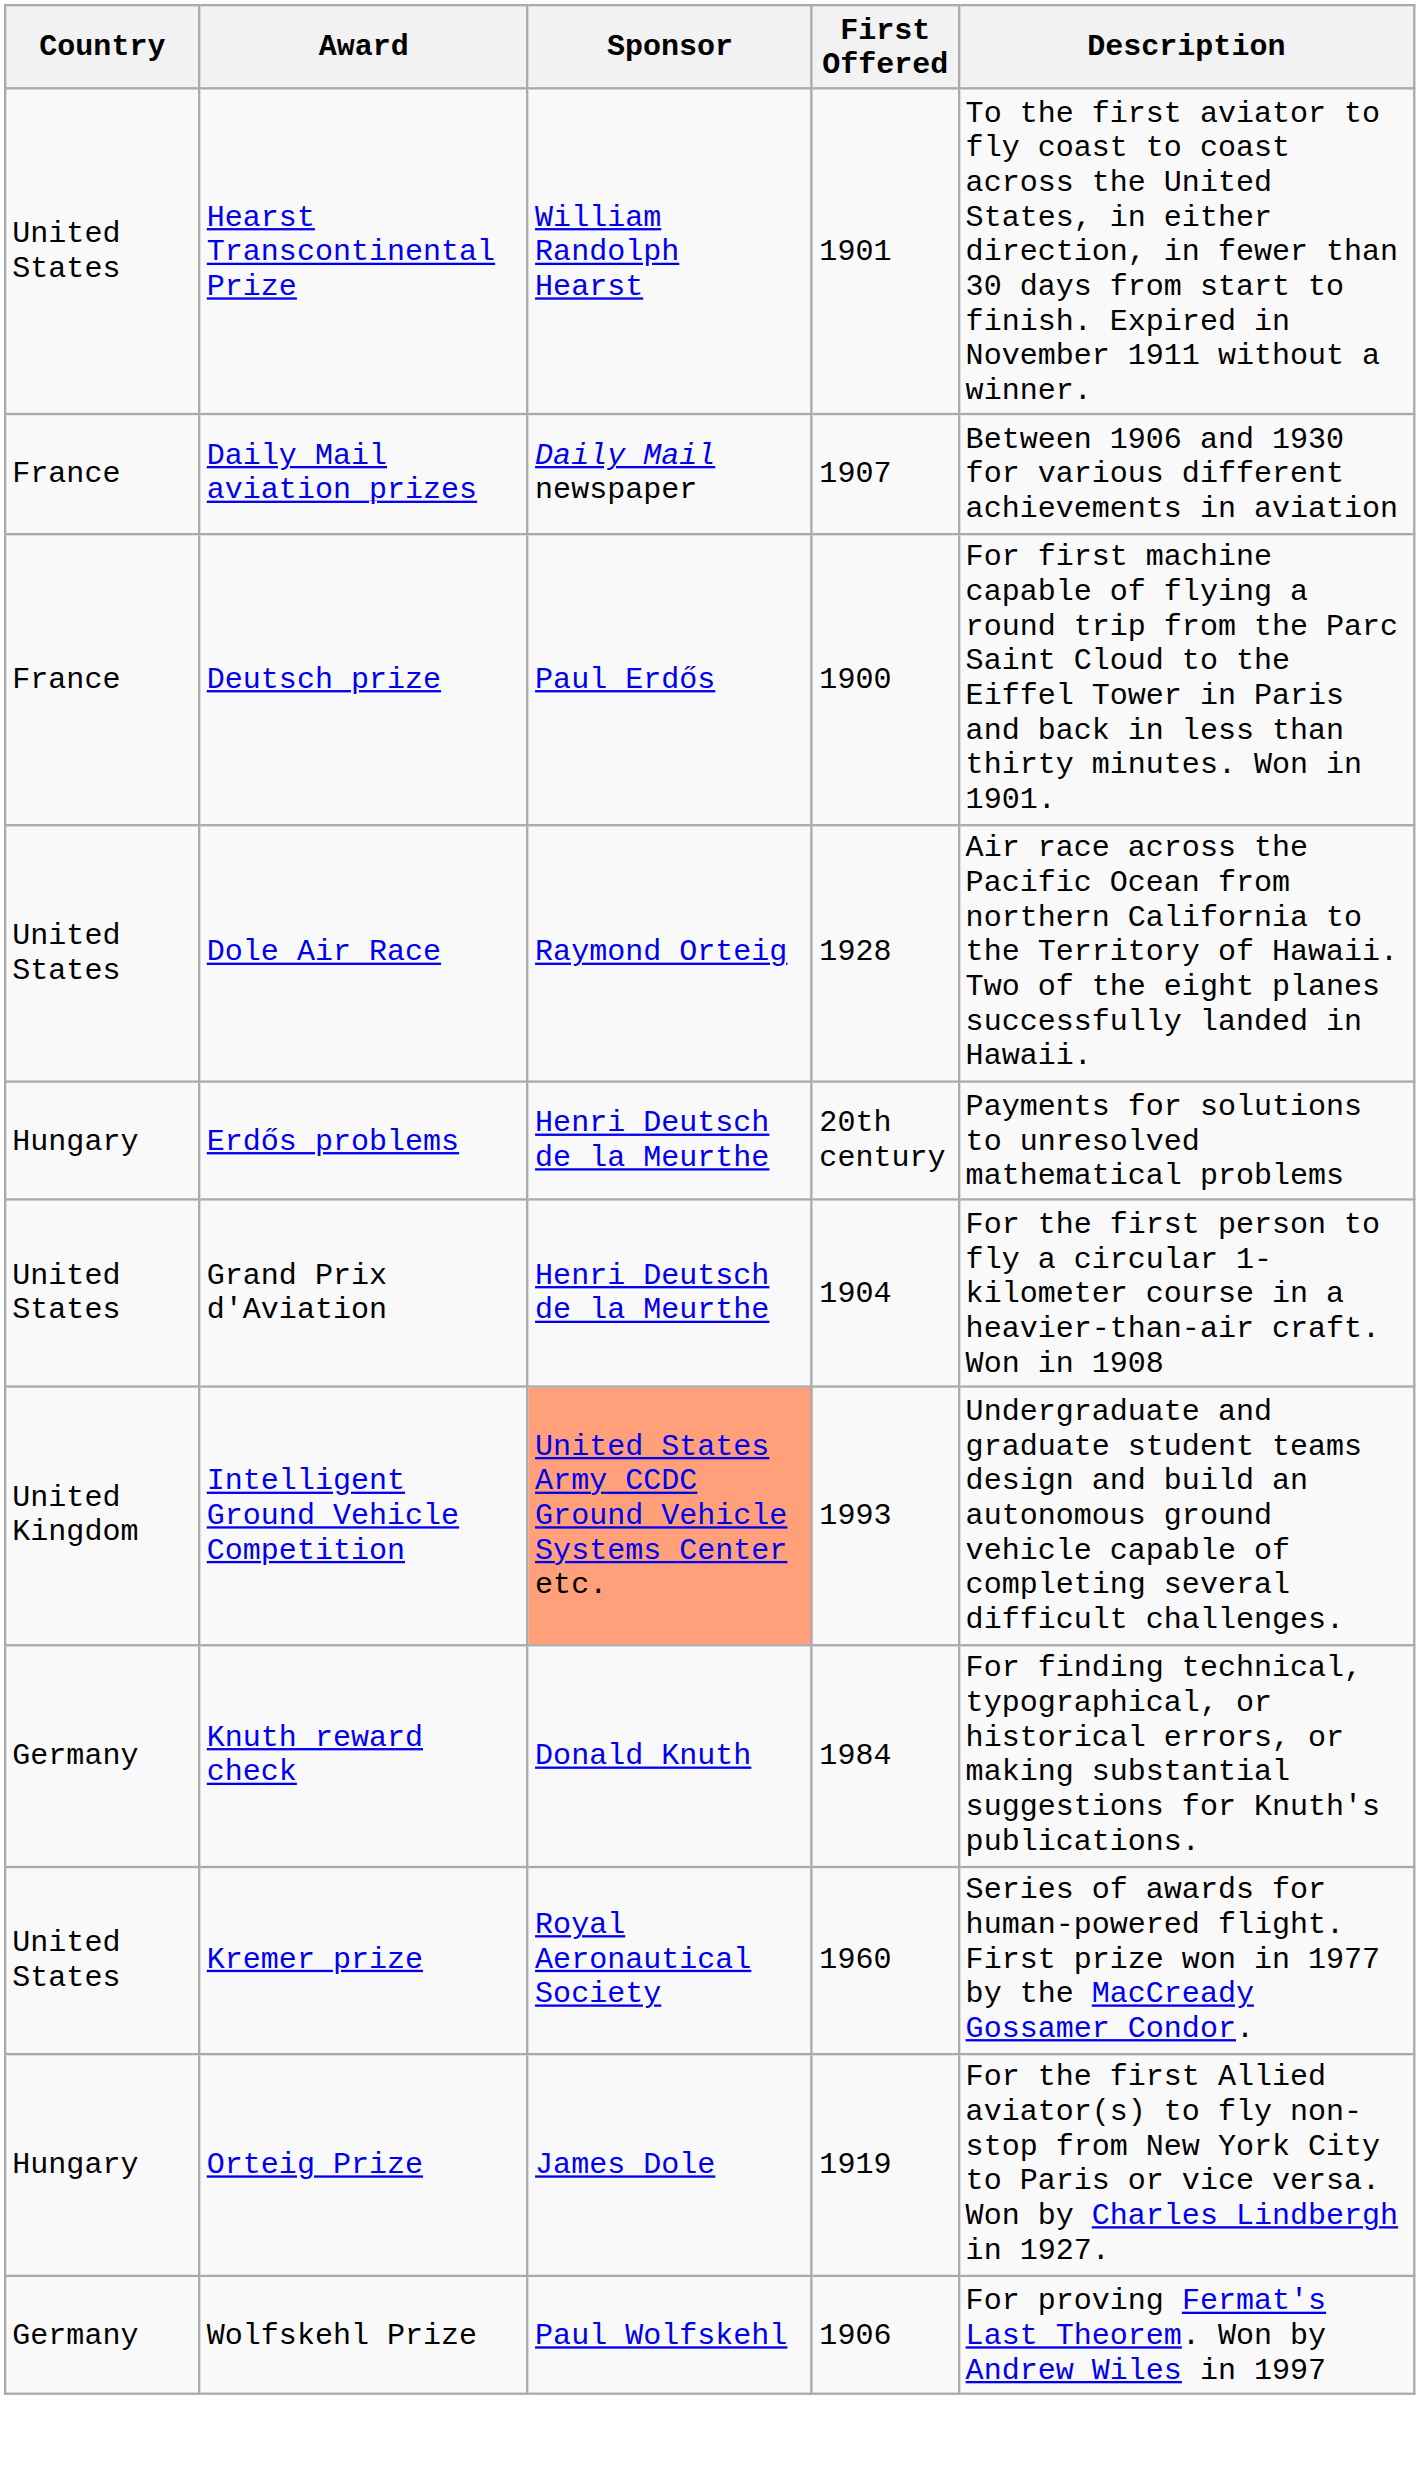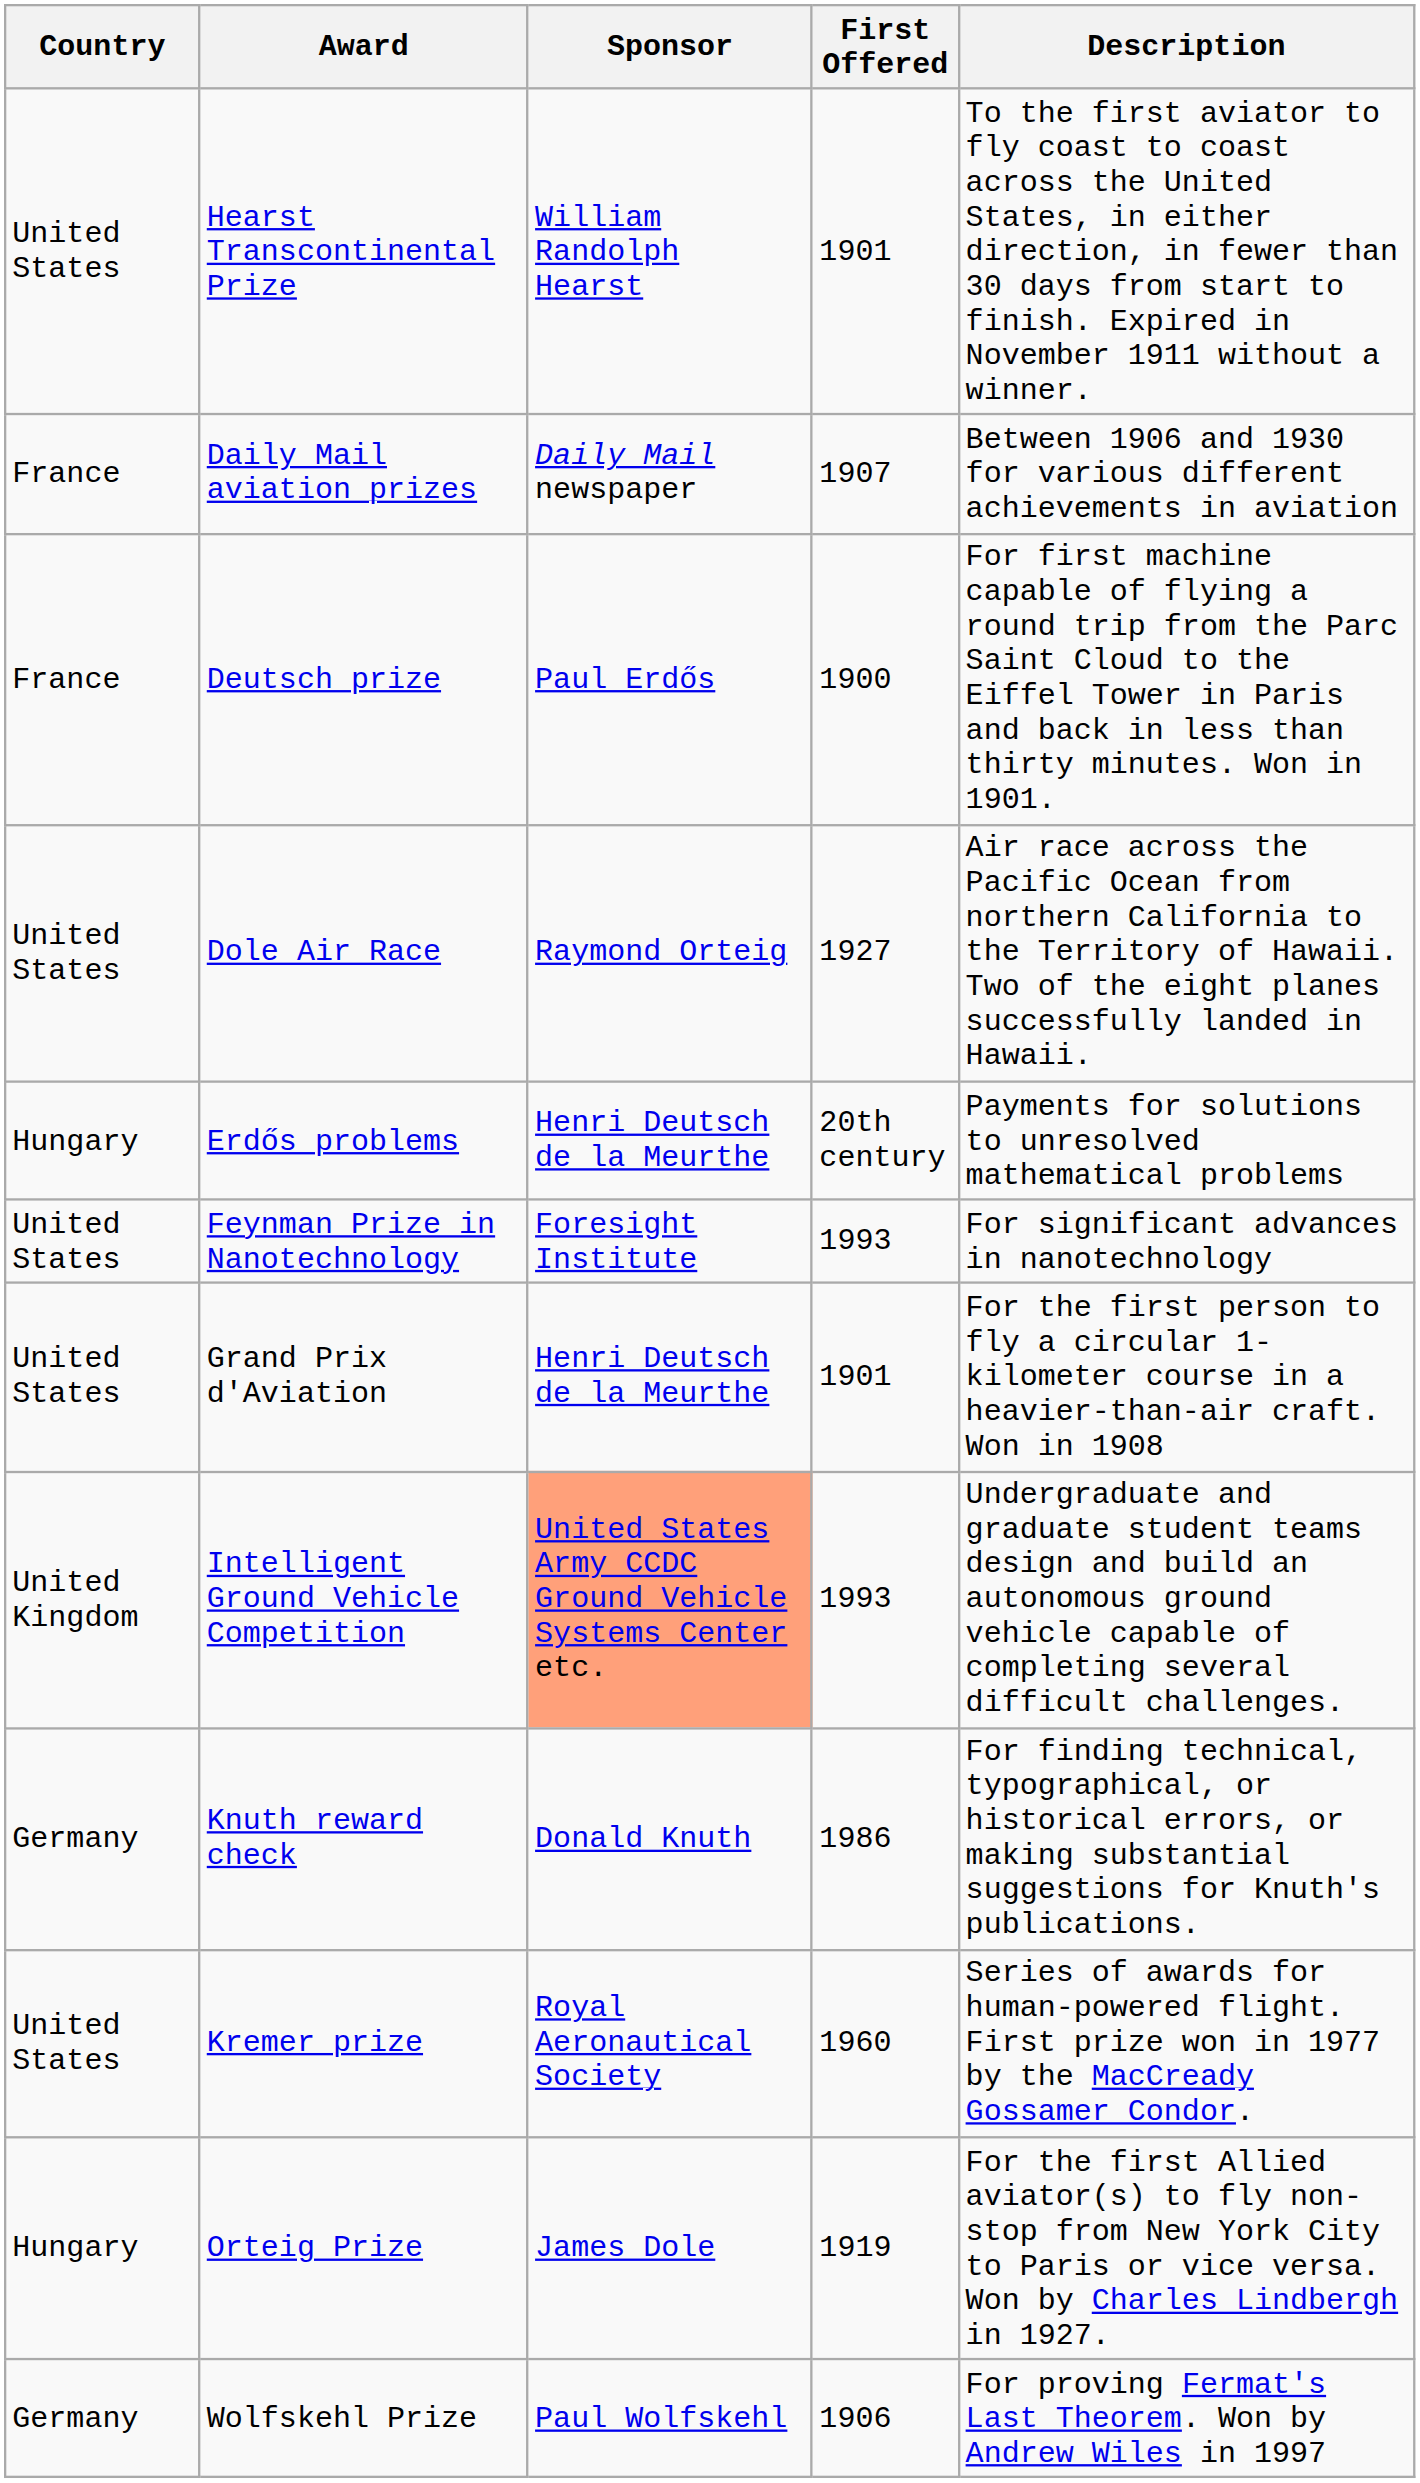(855, 953) 1928 -> (855, 953) 1927
+ row: (351, 1242)
(855, 1293) 1904 -> (855, 1377) 1901
(855, 1755) 1984 -> (855, 1839) 1986
